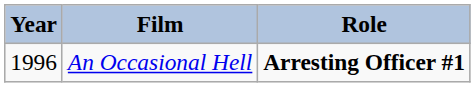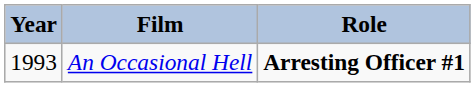(34, 62) 1996 -> (34, 62) 1993
